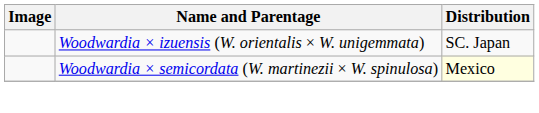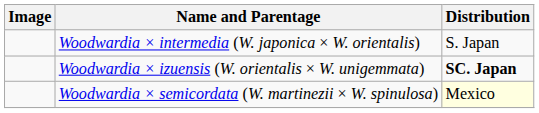+ row: (239, 42)
(478, 42) normal -> (481, 68) bold
